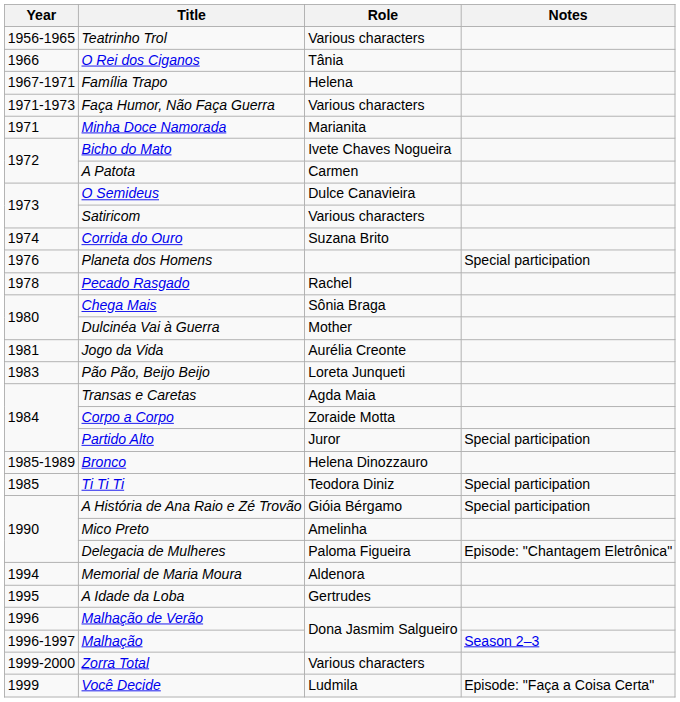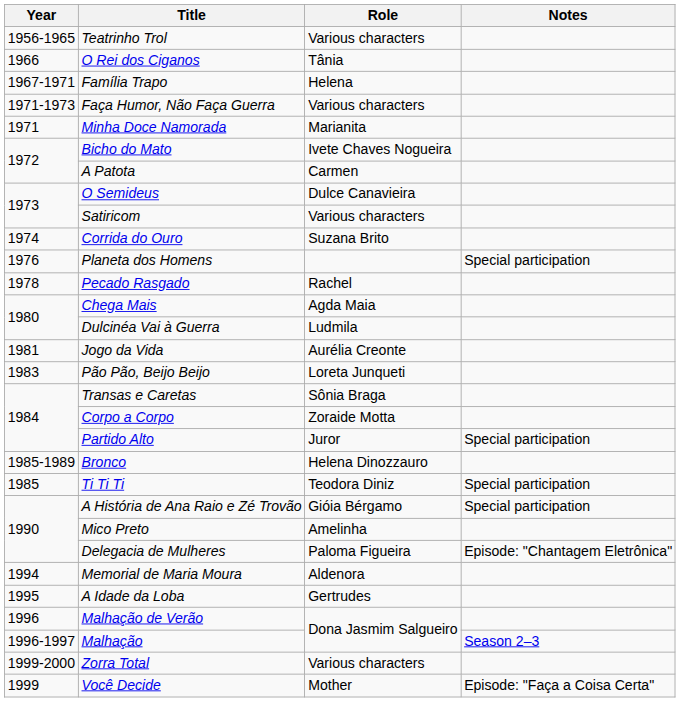(347, 305) Sônia Braga -> (342, 305) Agda Maia
(330, 328) Mother -> (333, 328) Ludmila
(342, 395) Agda Maia -> (347, 395) Sônia Braga
(333, 685) Ludmila -> (330, 685) Mother
